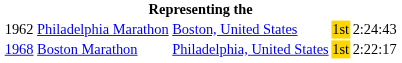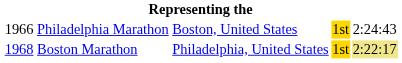(19, 29) 1962 -> (19, 29) 1966
(375, 49) no background -> (375, 49) khaki background
